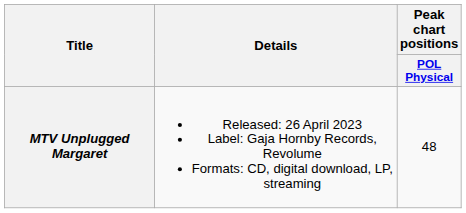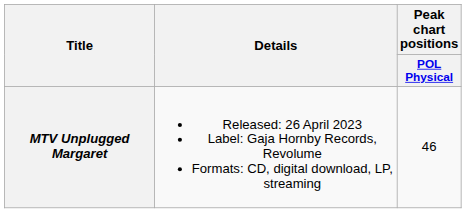(429, 147) 48 -> (429, 147) 46
